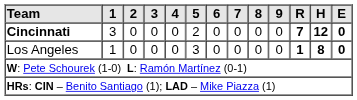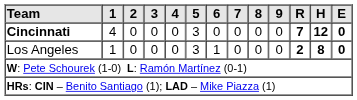(113, 31) 3 -> (113, 31) 4
(196, 31) 2 -> (196, 31) 3
(217, 50) 0 -> (217, 50) 1
(300, 50) 1 -> (300, 50) 2
